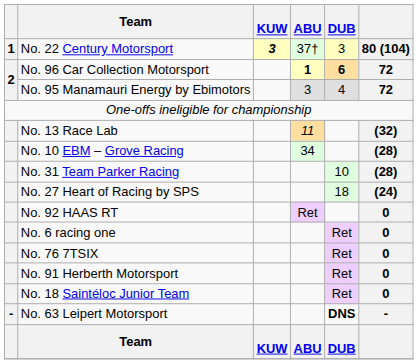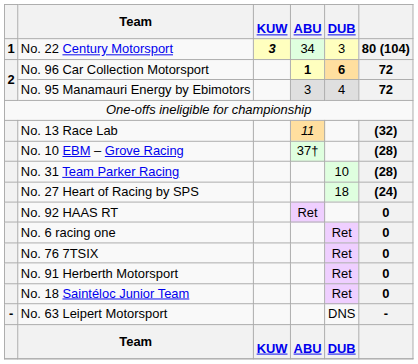(308, 49) 37† -> (308, 49) 34
(308, 151) 34 -> (308, 151) 37†
(342, 314) bold -> (342, 314) normal
